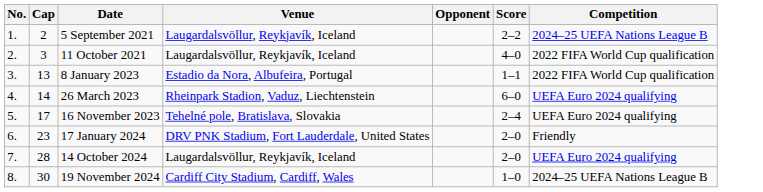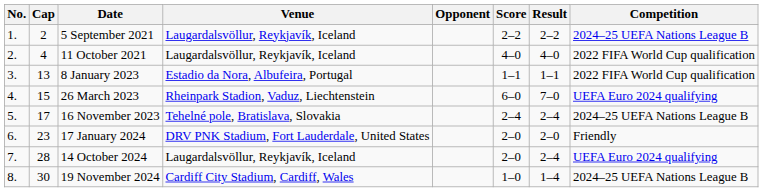+ column: (550, 14)
(43, 55) 3 -> (43, 55) 4
(43, 95) 14 -> (43, 95) 15
(604, 116) UEFA Euro 2024 qualifying -> (661, 116) 2024–25 UEFA Nations League B
